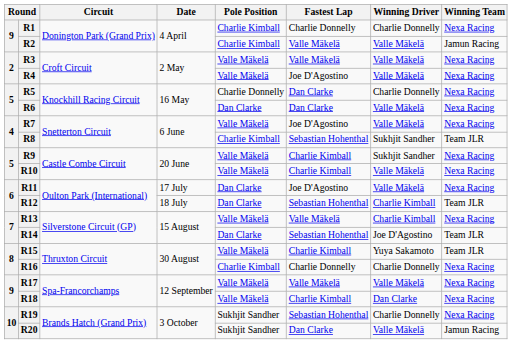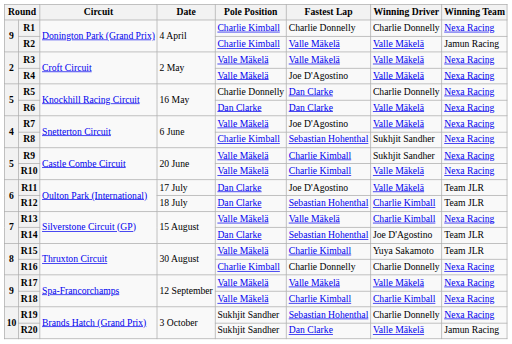(464, 139) Team JLR -> (469, 139) Nexa Racing
(469, 187) Nexa Racing -> (464, 187) Team JLR
(395, 298) Dan Clarke -> (404, 298) Charlie Kimball
